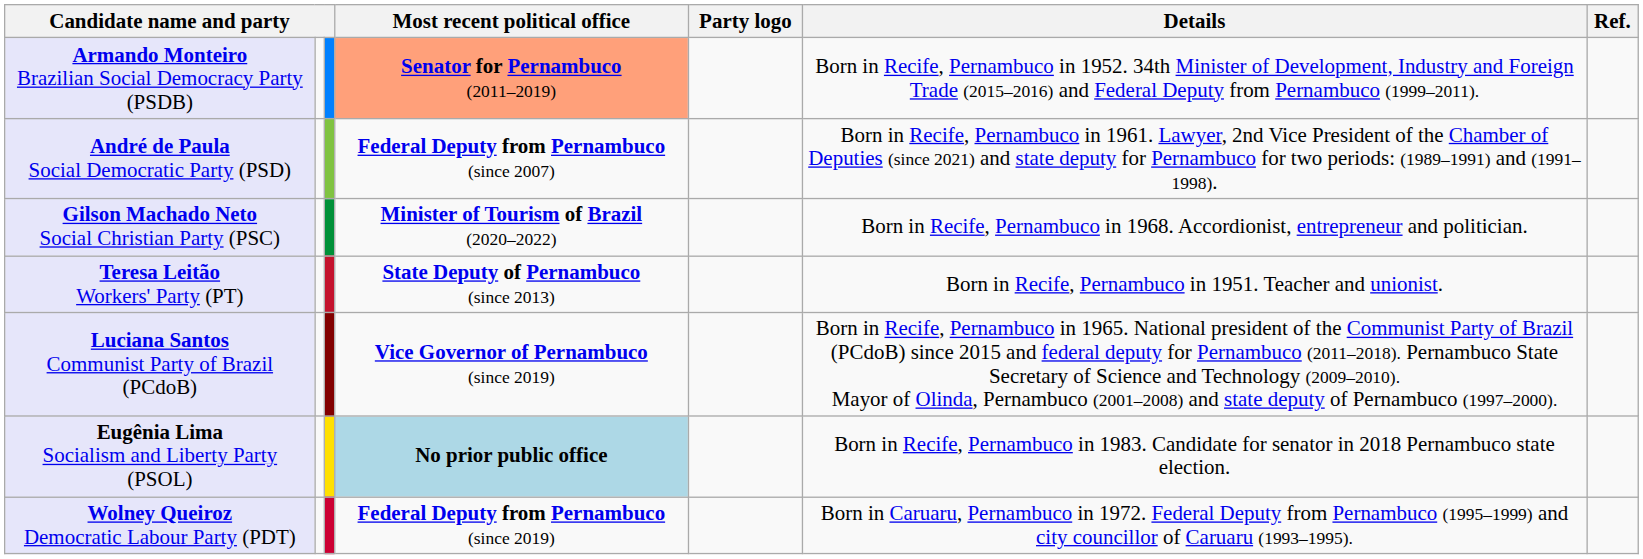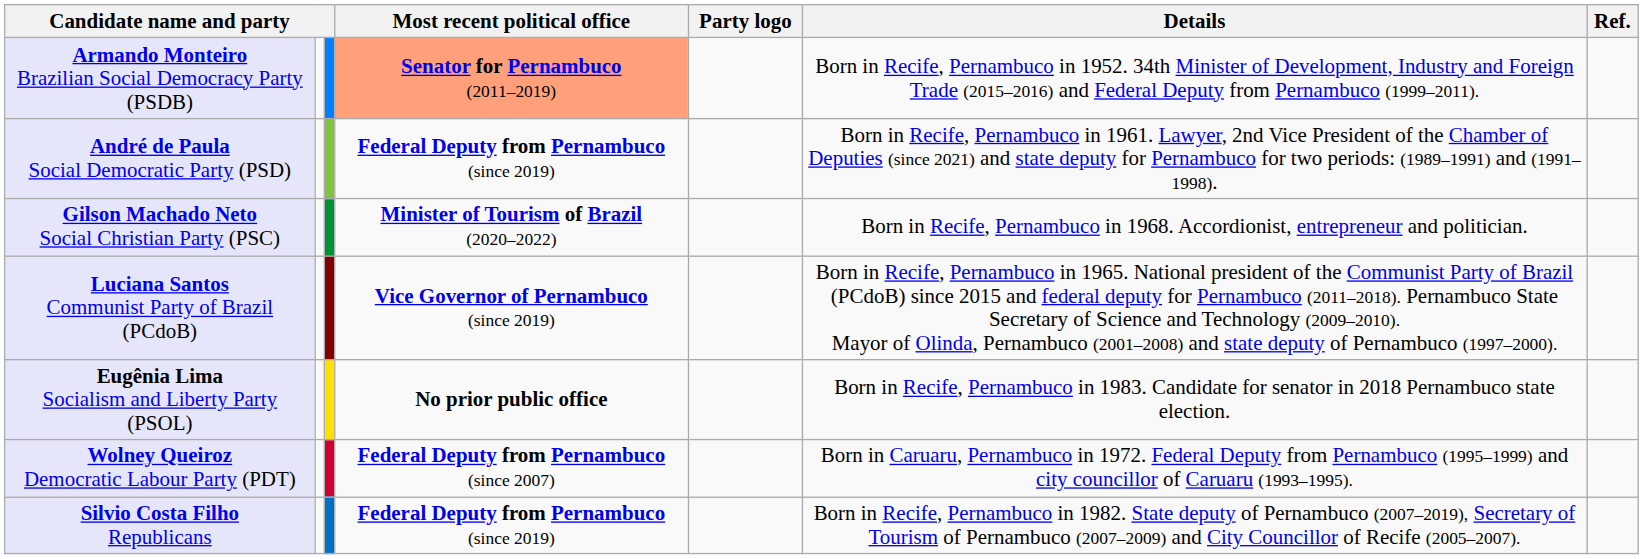(511, 158) Federal Deputy from Pernambuco (since 2007) -> (511, 158) Federal Deputy from Pernambuco (since 2019)
- row: (160, 283)
(511, 456) lightblue background -> (511, 399) no background
(511, 524) Federal Deputy from Pernambuco (since 2019) -> (511, 468) Federal Deputy from Pernambuco (since 2007)
+ row: (160, 524)
